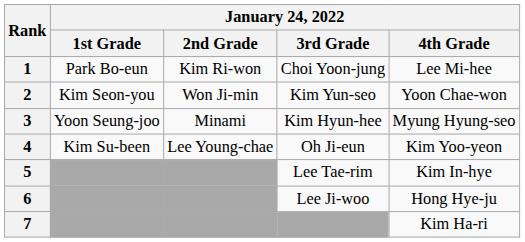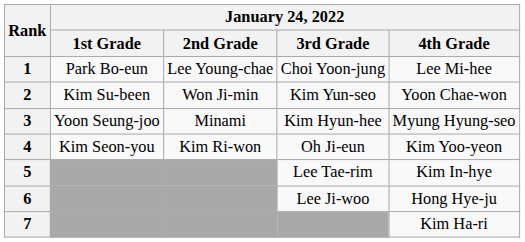(220, 69) Kim Ri-won -> (220, 69) Lee Young-chae
(107, 95) Kim Seon-you -> (107, 95) Kim Su-been
(107, 146) Kim Su-been -> (107, 146) Kim Seon-you
(220, 146) Lee Young-chae -> (220, 146) Kim Ri-won
